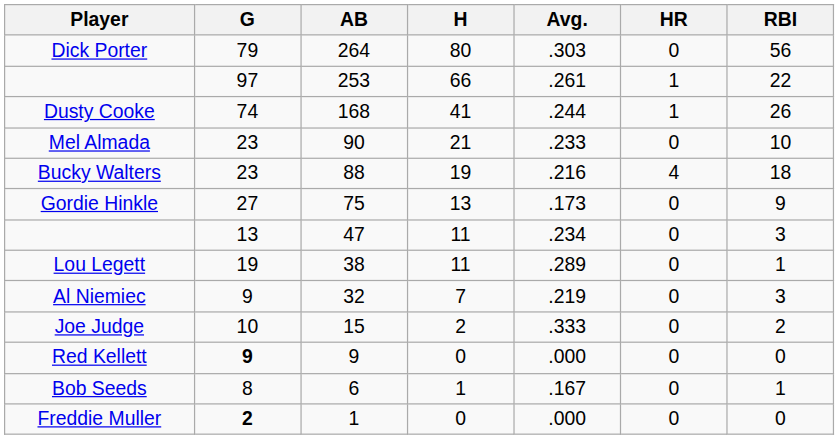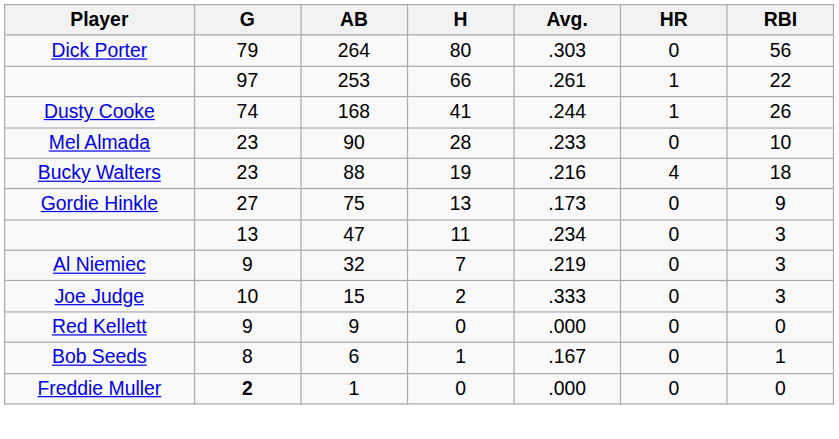(461, 142) 21 -> (461, 142) 28
- row: (99, 265)
(780, 326) 2 -> (780, 296) 3
(247, 357) bold -> (247, 326) normal
